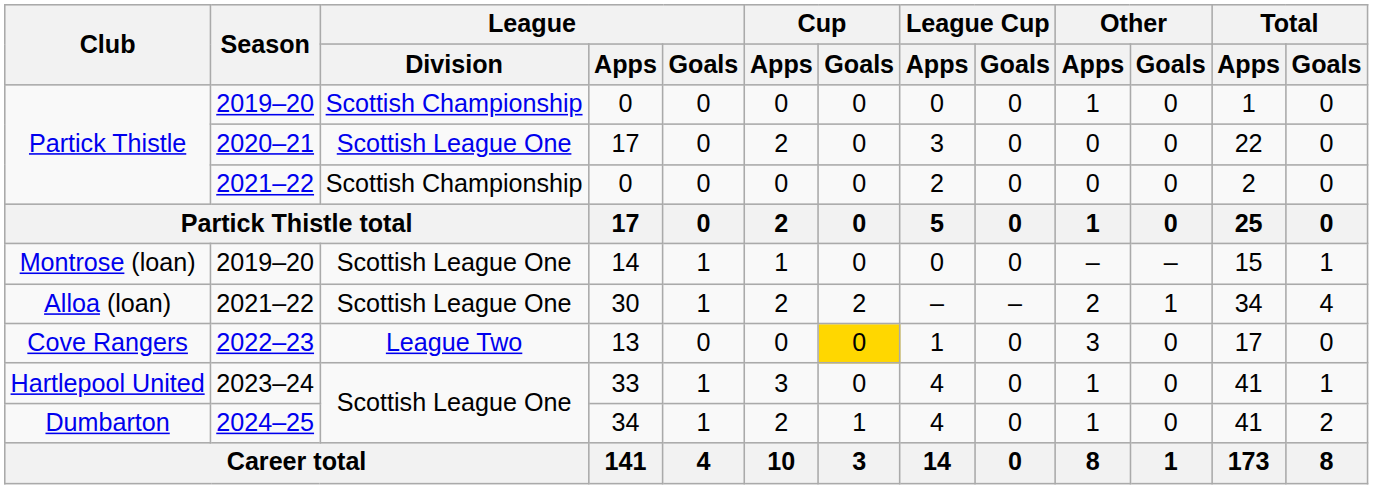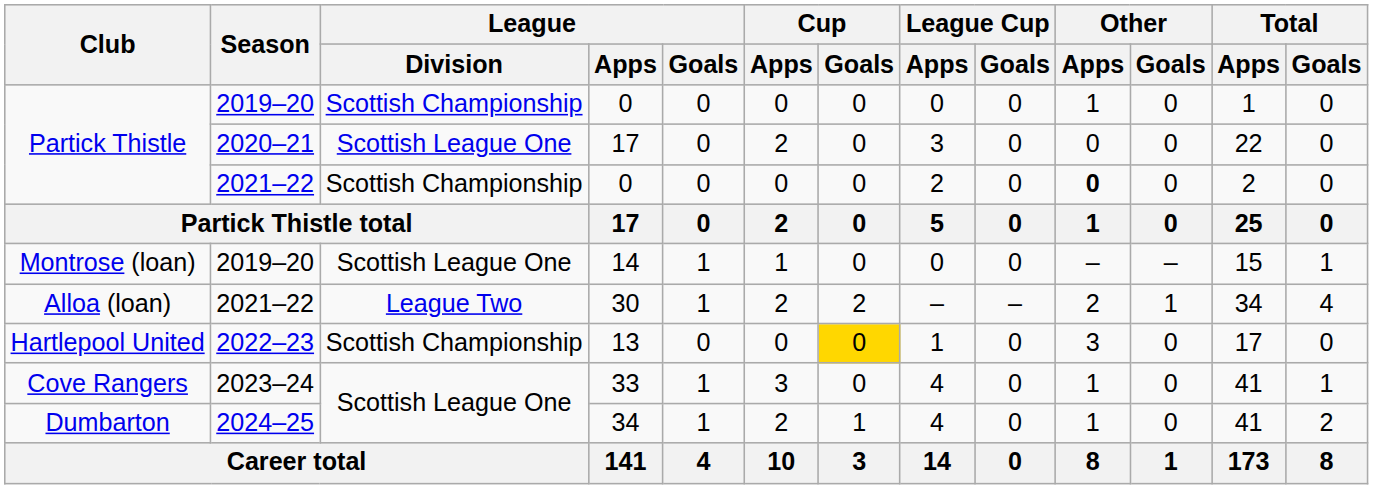(1093, 183) normal -> (1093, 183) bold
(454, 303) Scottish League One -> (454, 303) League Two
(108, 343) Cove Rangers -> (108, 343) Hartlepool United
(454, 343) League Two -> (454, 343) Scottish Championship
(108, 382) Hartlepool United -> (108, 382) Cove Rangers
